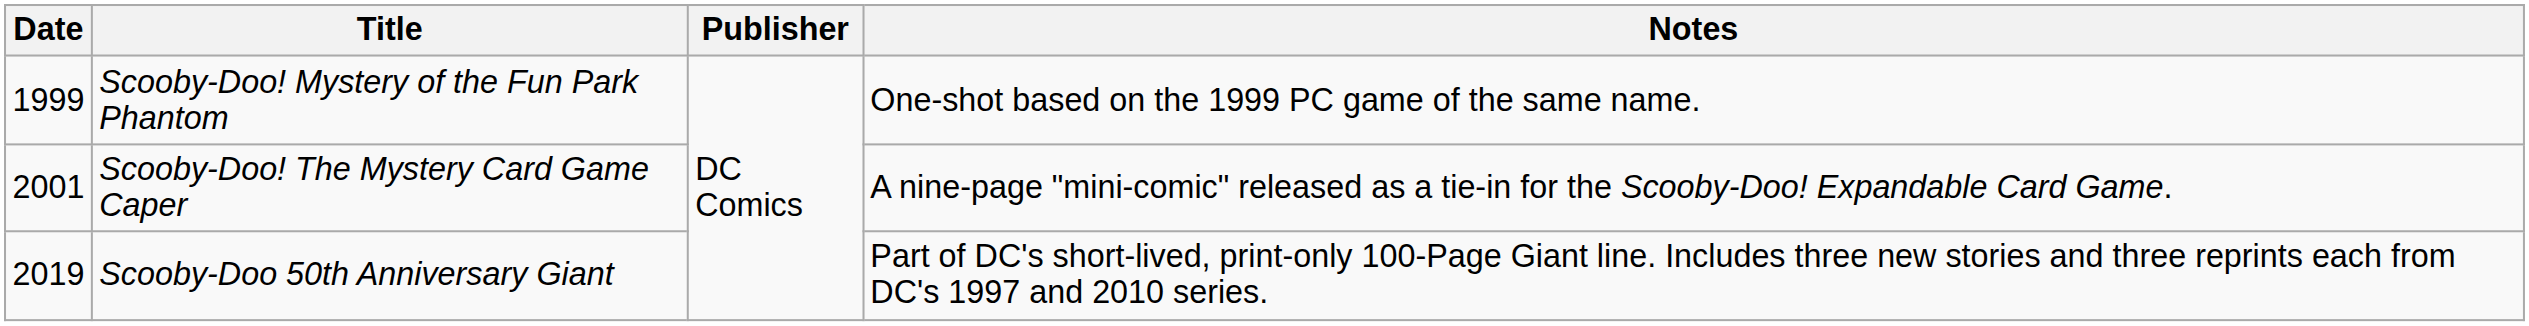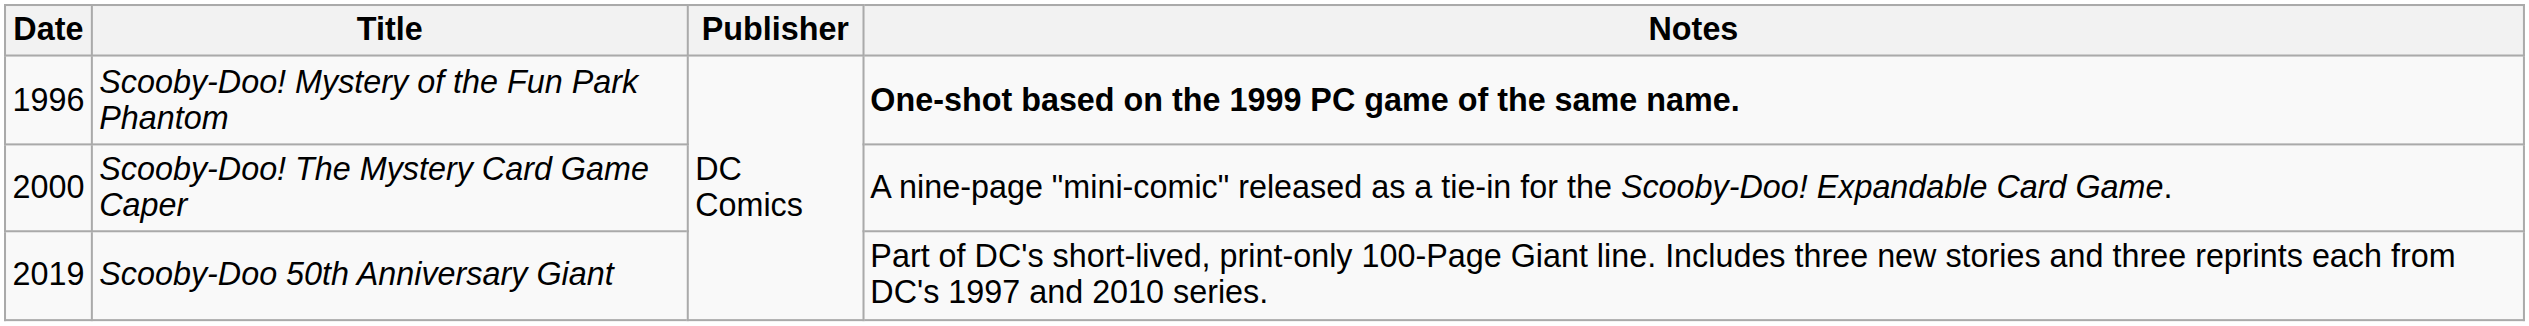(48, 99) 1999 -> (48, 99) 1996
(1285, 99) normal -> (1305, 99) bold
(48, 187) 2001 -> (48, 187) 2000
